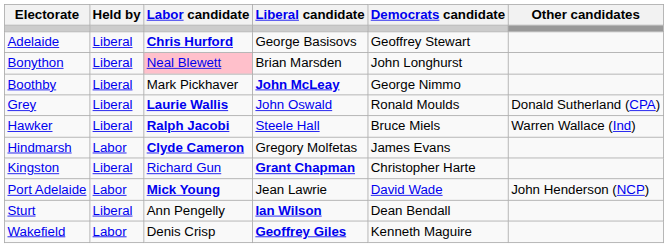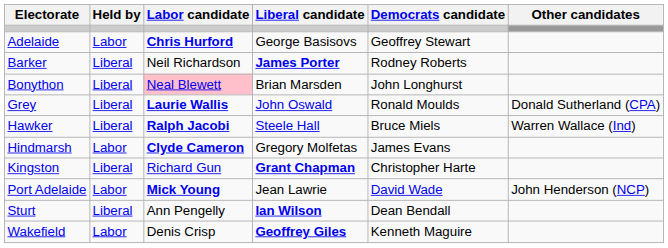(113, 42) Liberal -> (110, 42) Labor
+ row: (27, 63)
- row: (32, 84)
